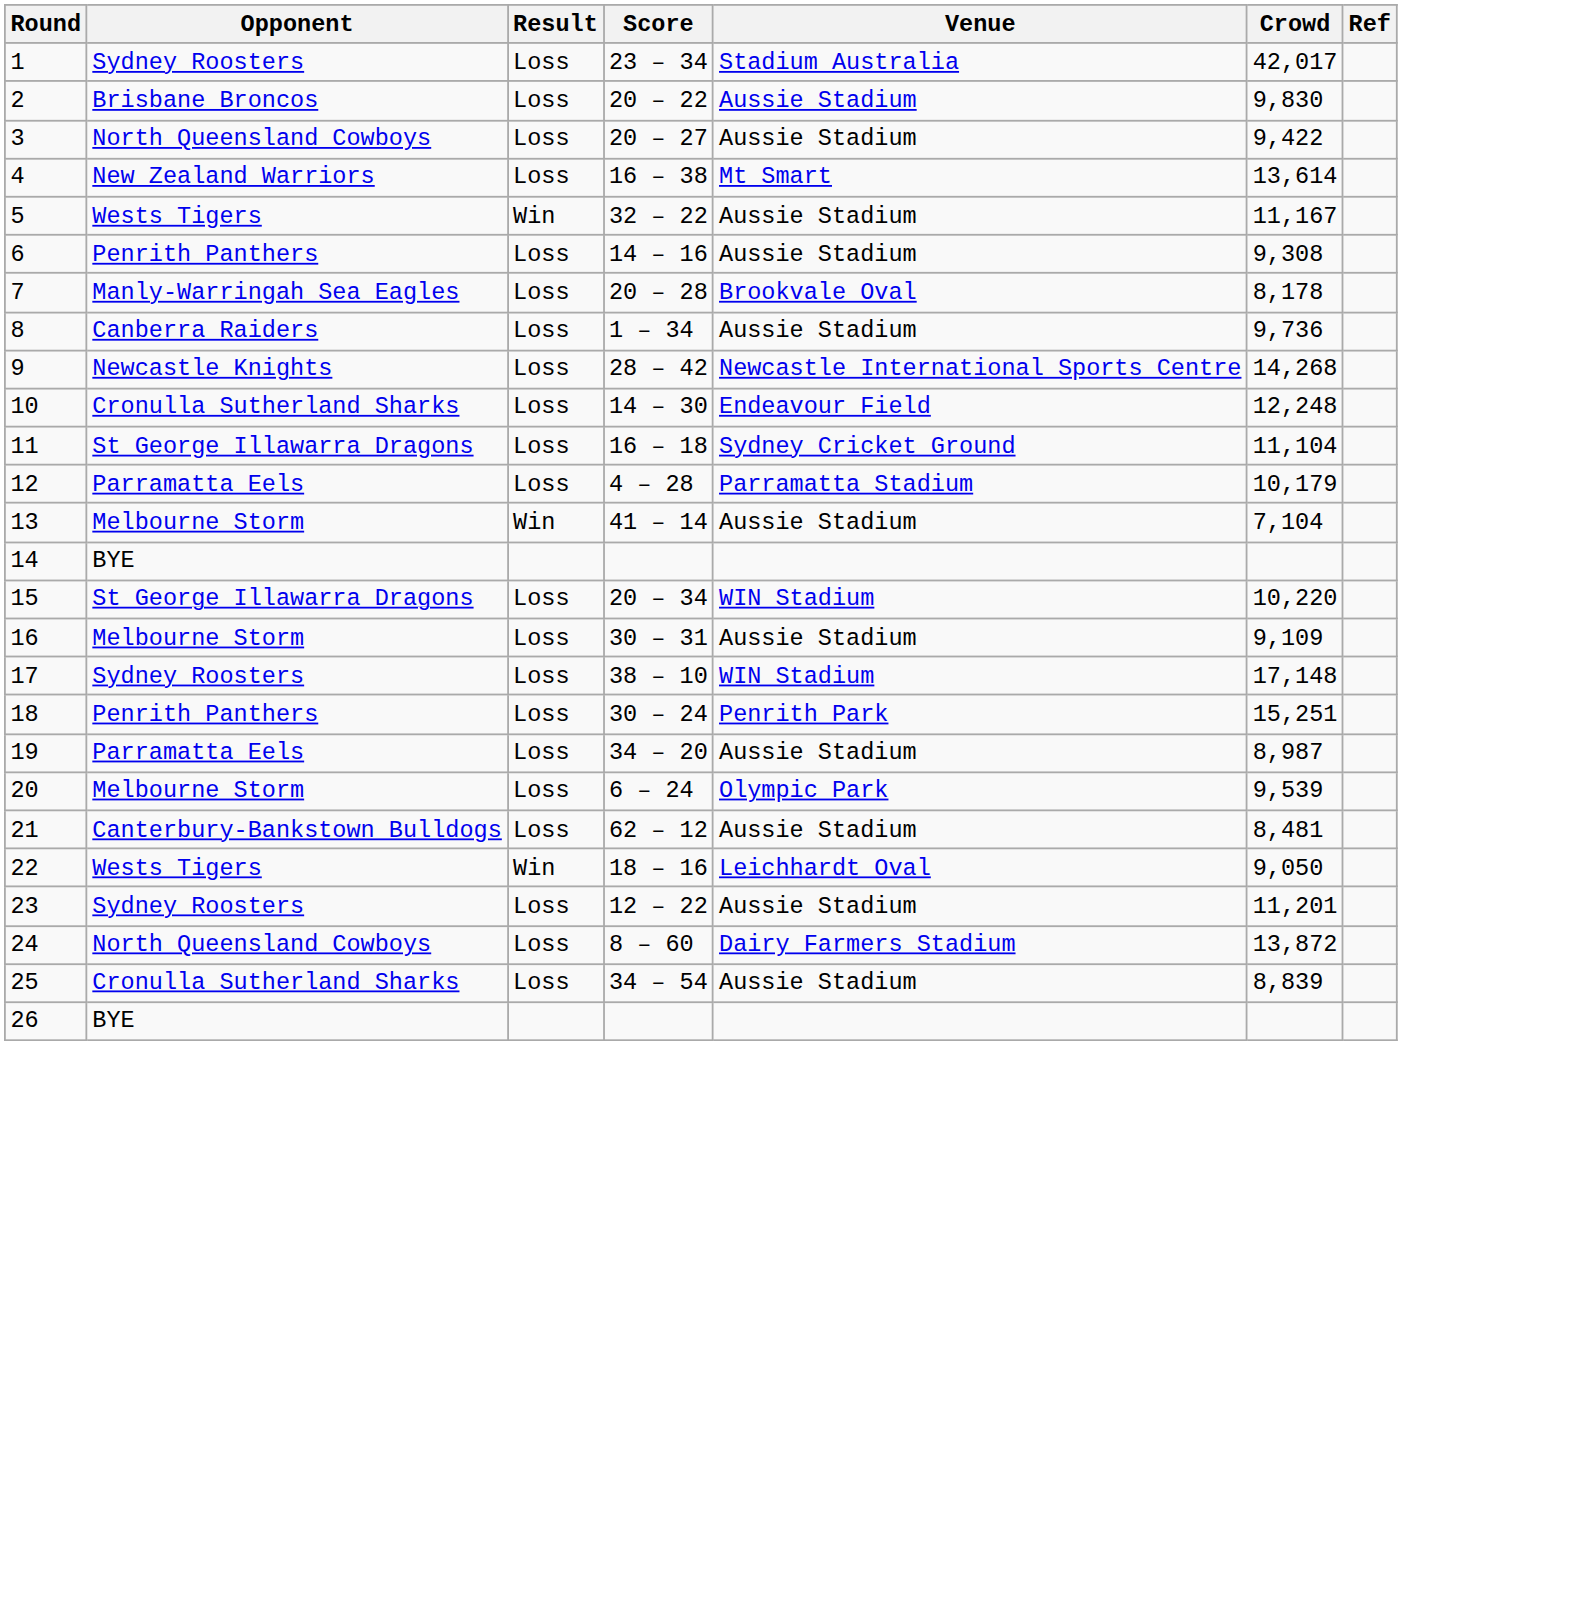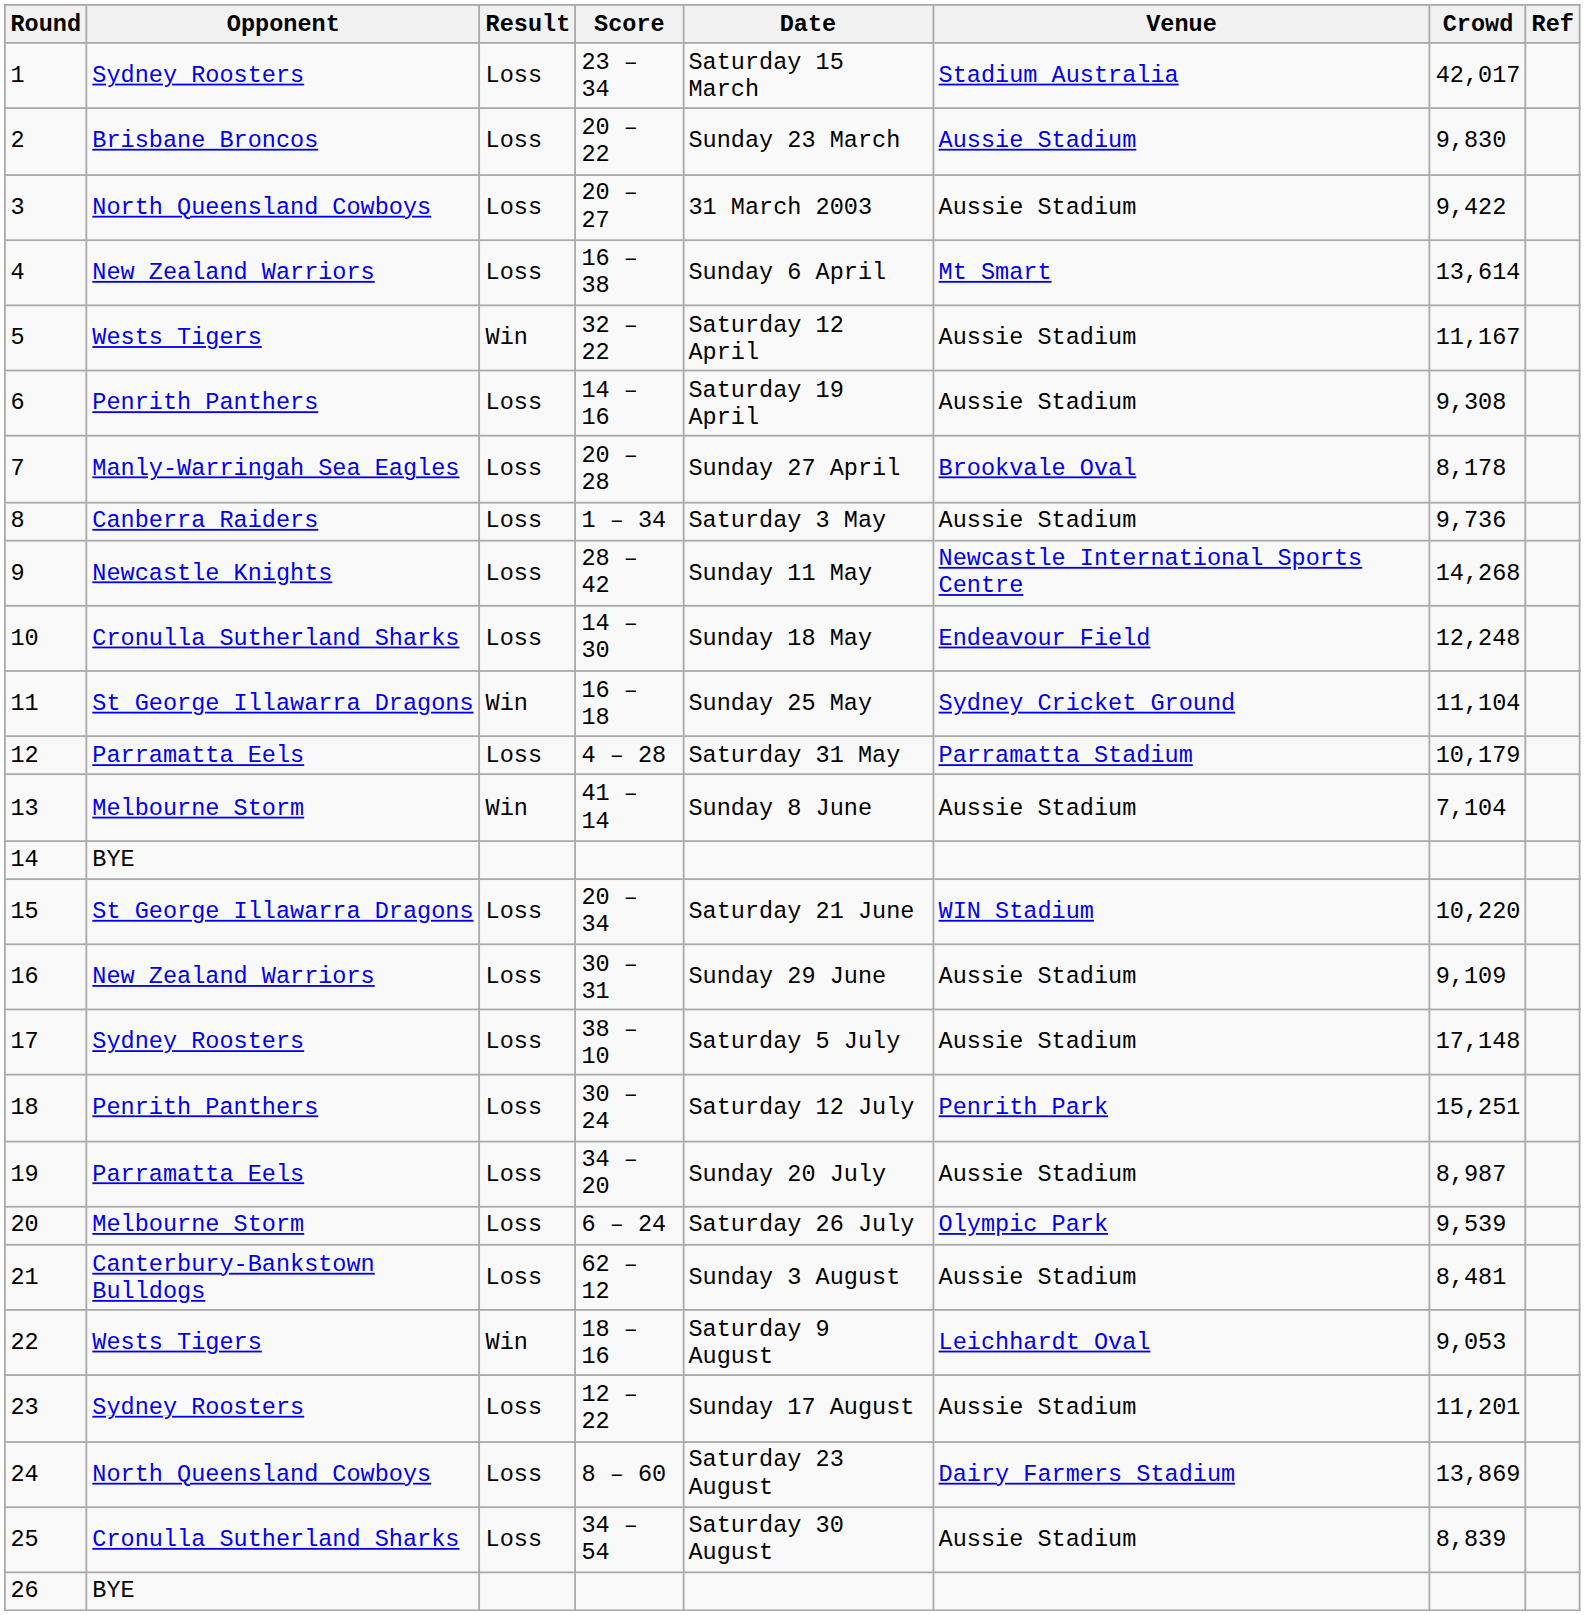+ column: (808, 24)
(541, 446) Loss -> (507, 704) Win
(198, 638) Melbourne Storm -> (234, 977) New Zealand Warriors
(797, 676) WIN Stadium -> (1037, 1043) Aussie Stadium
(1288, 868) 9,050 -> (1471, 1343) 9,053
(1295, 944) 13,872 -> (1478, 1474) 13,869
